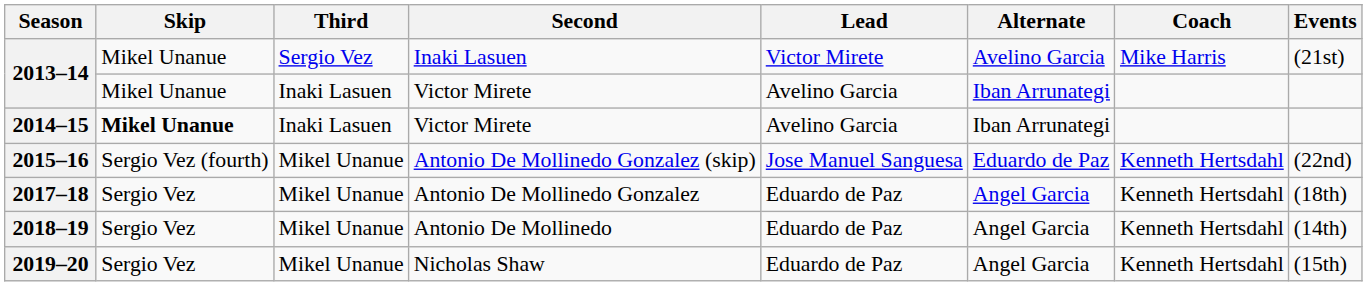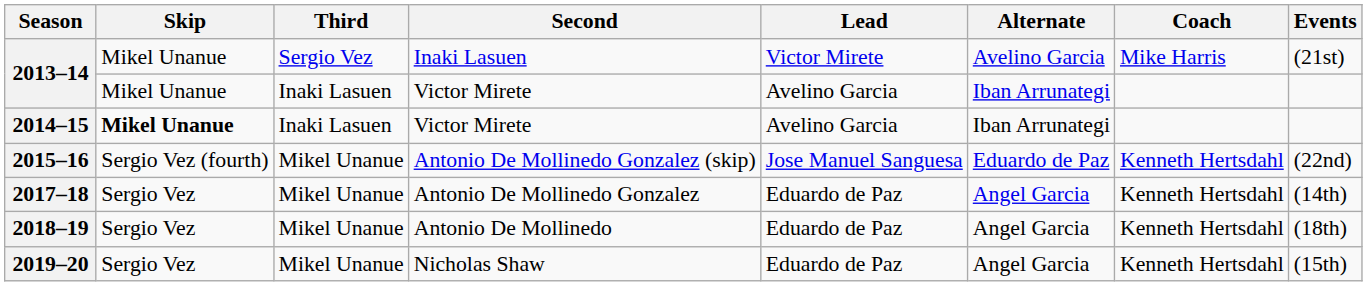(1320, 194) (18th) -> (1320, 194) (14th)
(1320, 228) (14th) -> (1320, 228) (18th)
